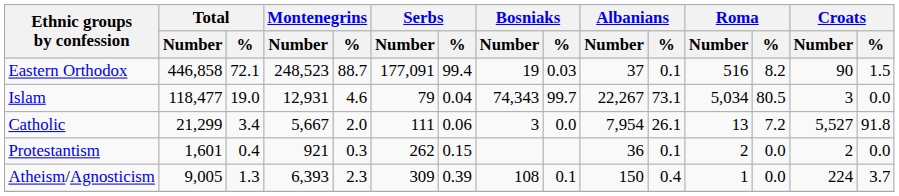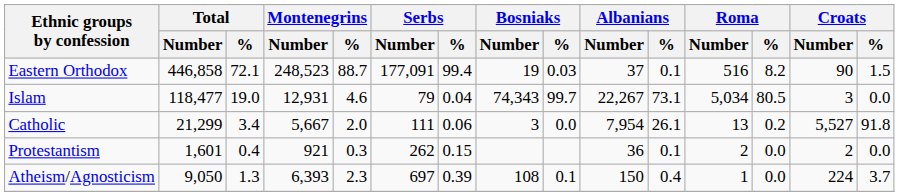(775, 124) 7.2 -> (775, 124) 0.2
(204, 177) 9,005 -> (204, 177) 9,050
(422, 177) 309 -> (422, 177) 697
